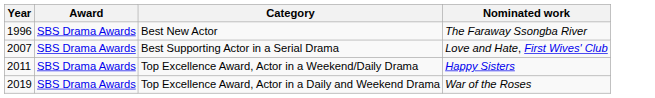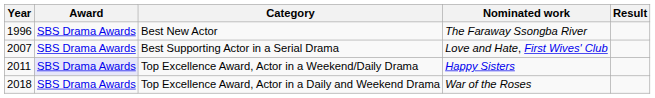+ column: (630, 13)
(86, 66) no background -> (86, 66) lavender background
(19, 84) 2019 -> (19, 84) 2018
